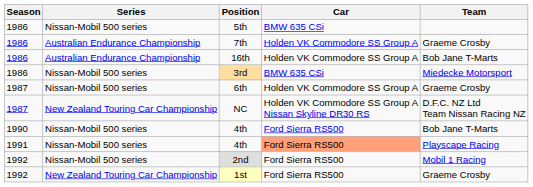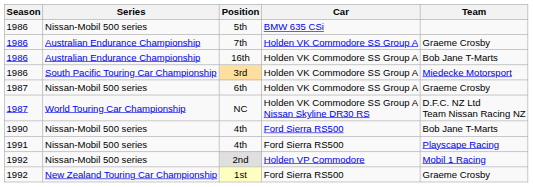(96, 73) Nissan-Mobil 500 series -> (131, 73) South Pacific Touring Car Championship
(294, 73) BMW 635 CSi -> (341, 73) Holden VK Commodore SS Group A
(131, 108) New Zealand Touring Car Championship -> (115, 108) World Touring Car Championship
(304, 144) lightsalmon background -> (304, 144) no background
(304, 159) Ford Sierra RS500 -> (314, 159) Holden VP Commodore
